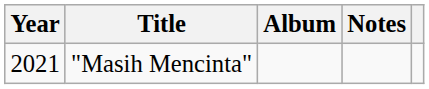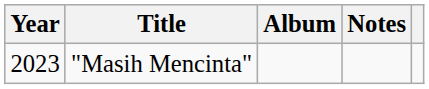(35, 63) 2021 -> (35, 63) 2023
